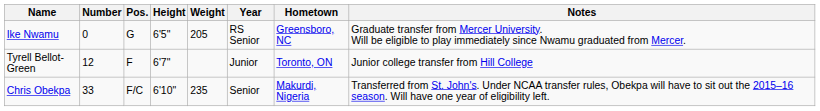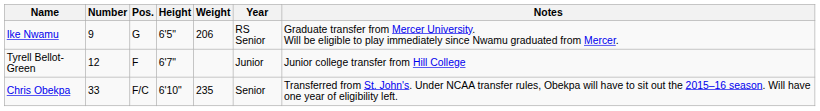- column: (311, 12)
(85, 35) 0 -> (91, 35) 9
(199, 35) 205 -> (205, 35) 206
